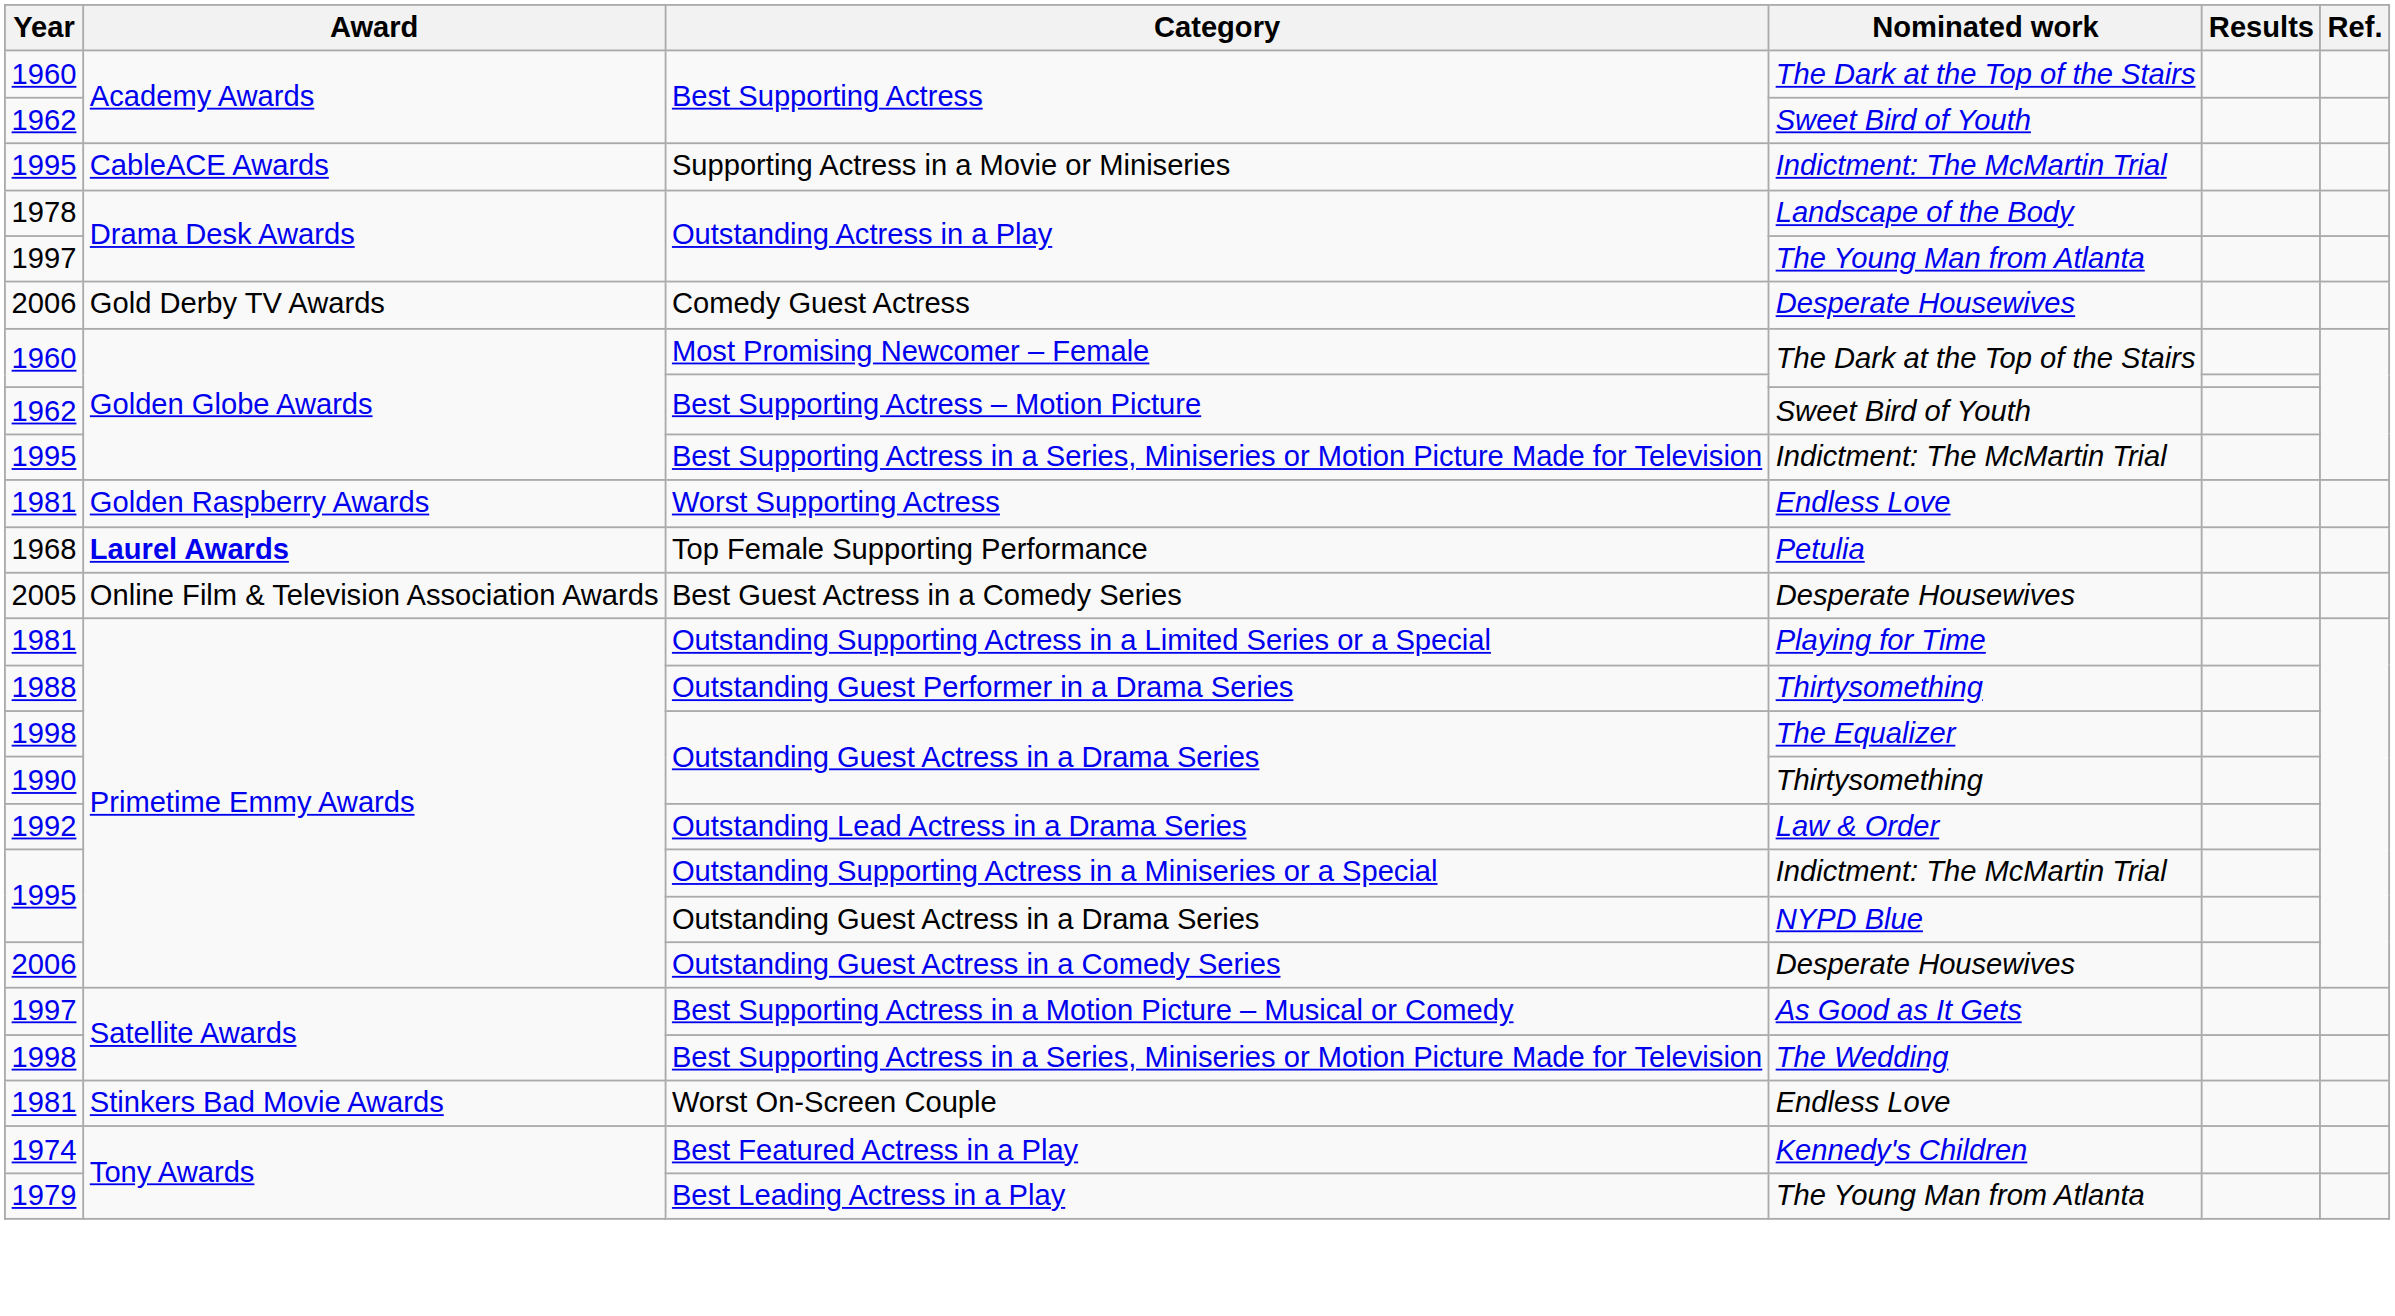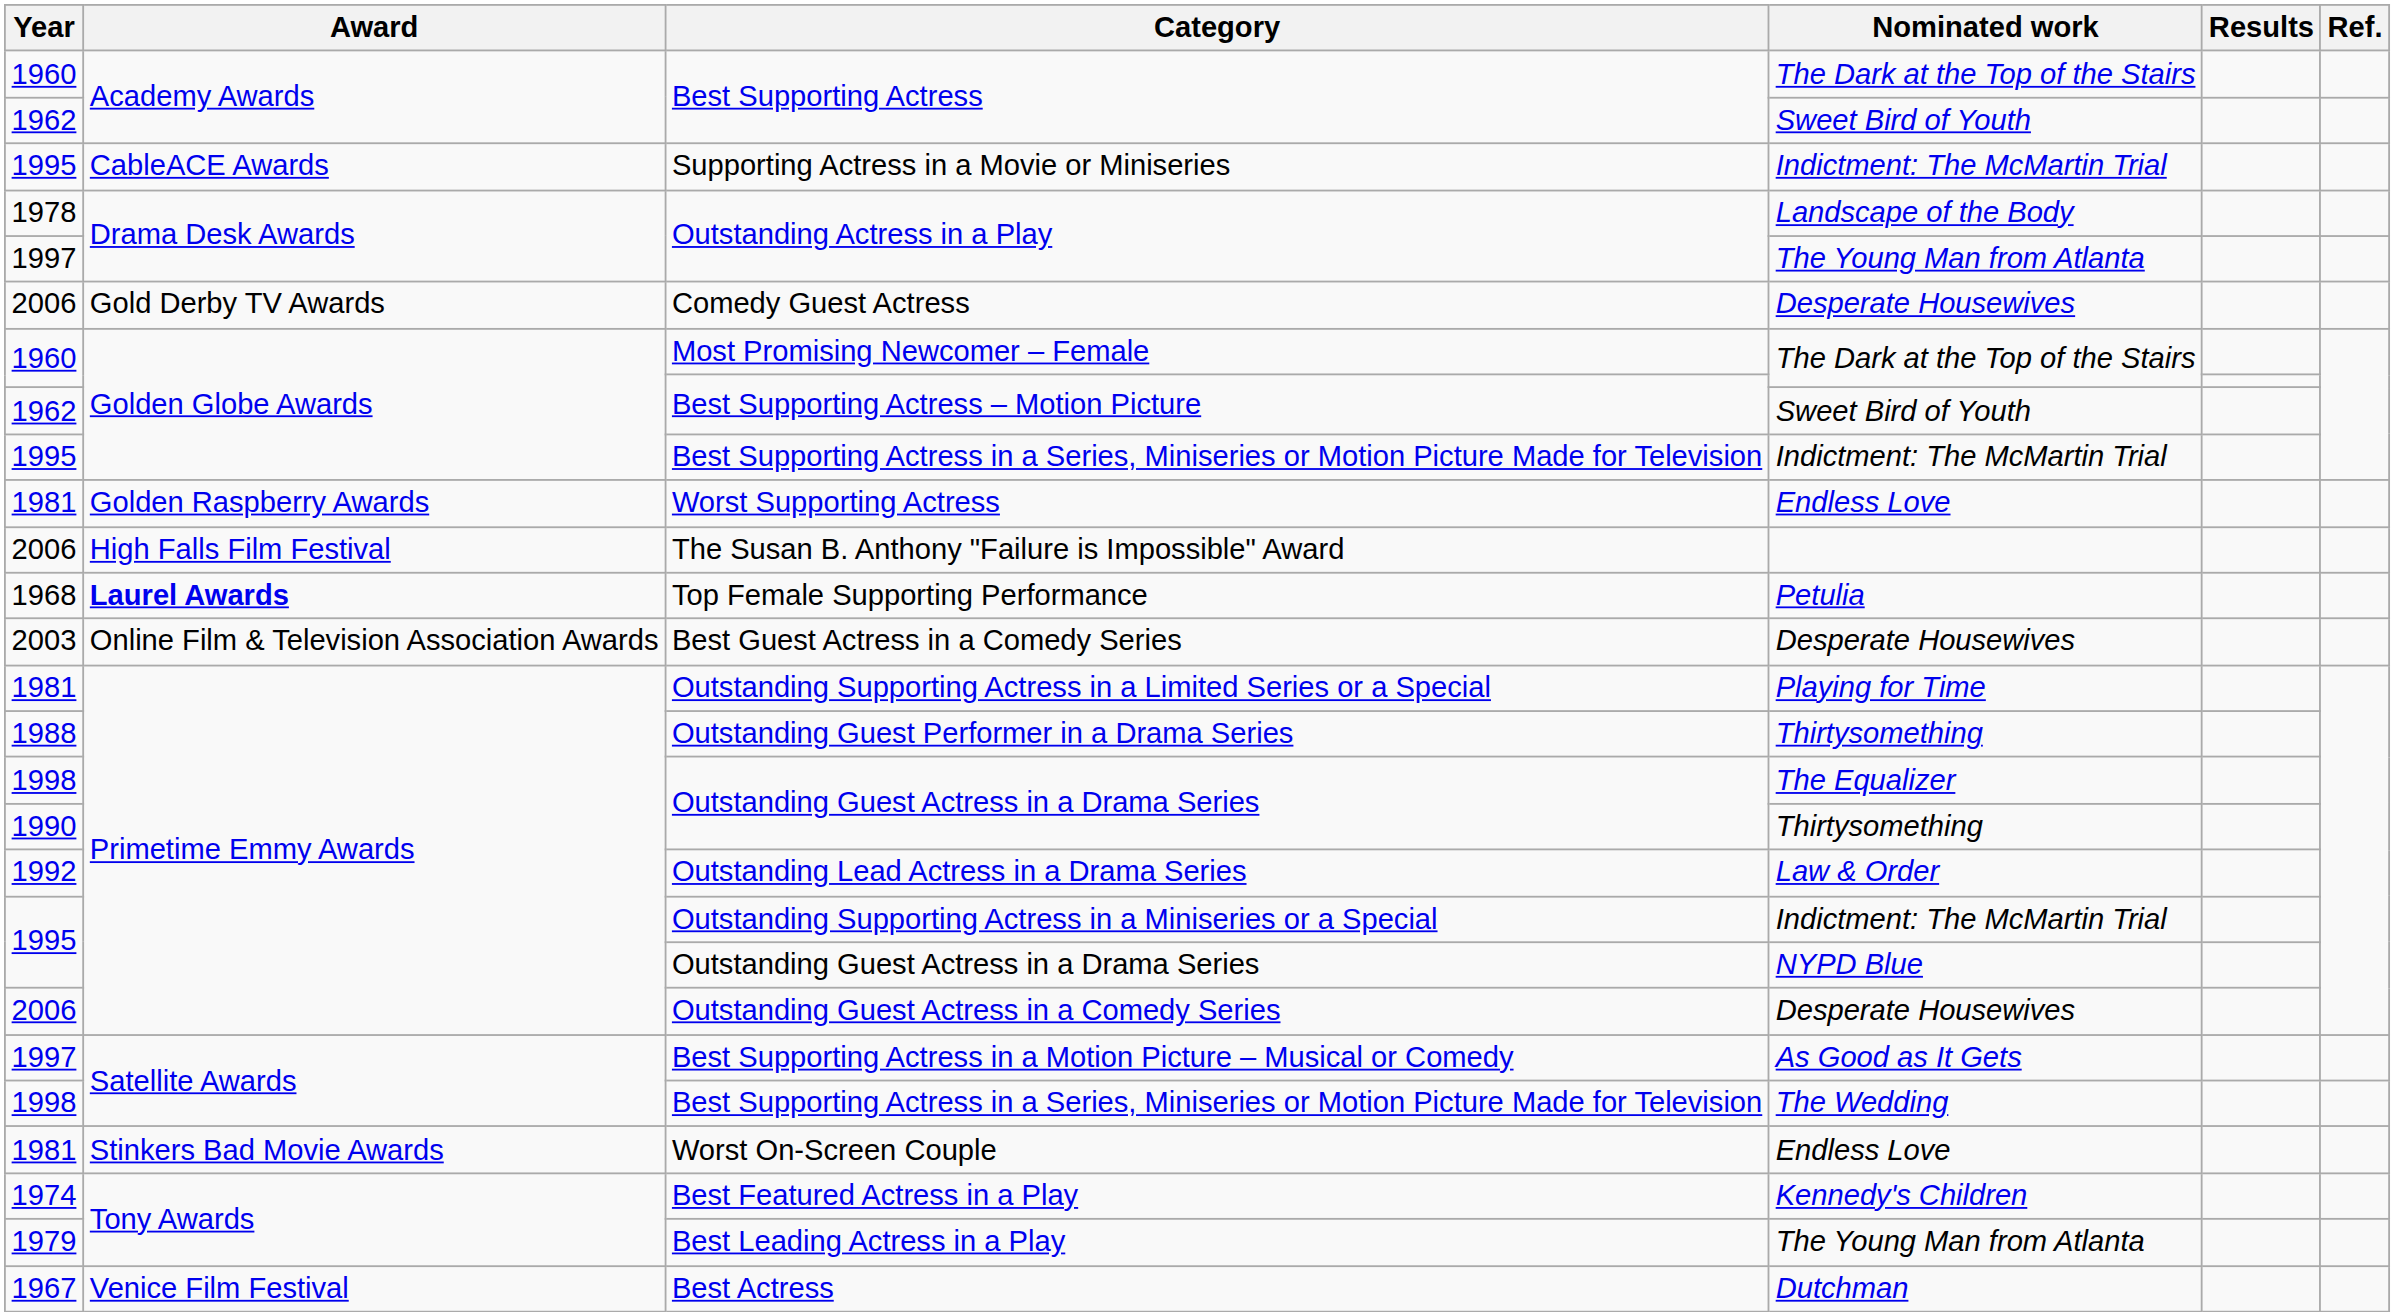+ row: (1008, 549)
(44, 595) 2005 -> (44, 641) 2003
+ row: (753, 1287)
